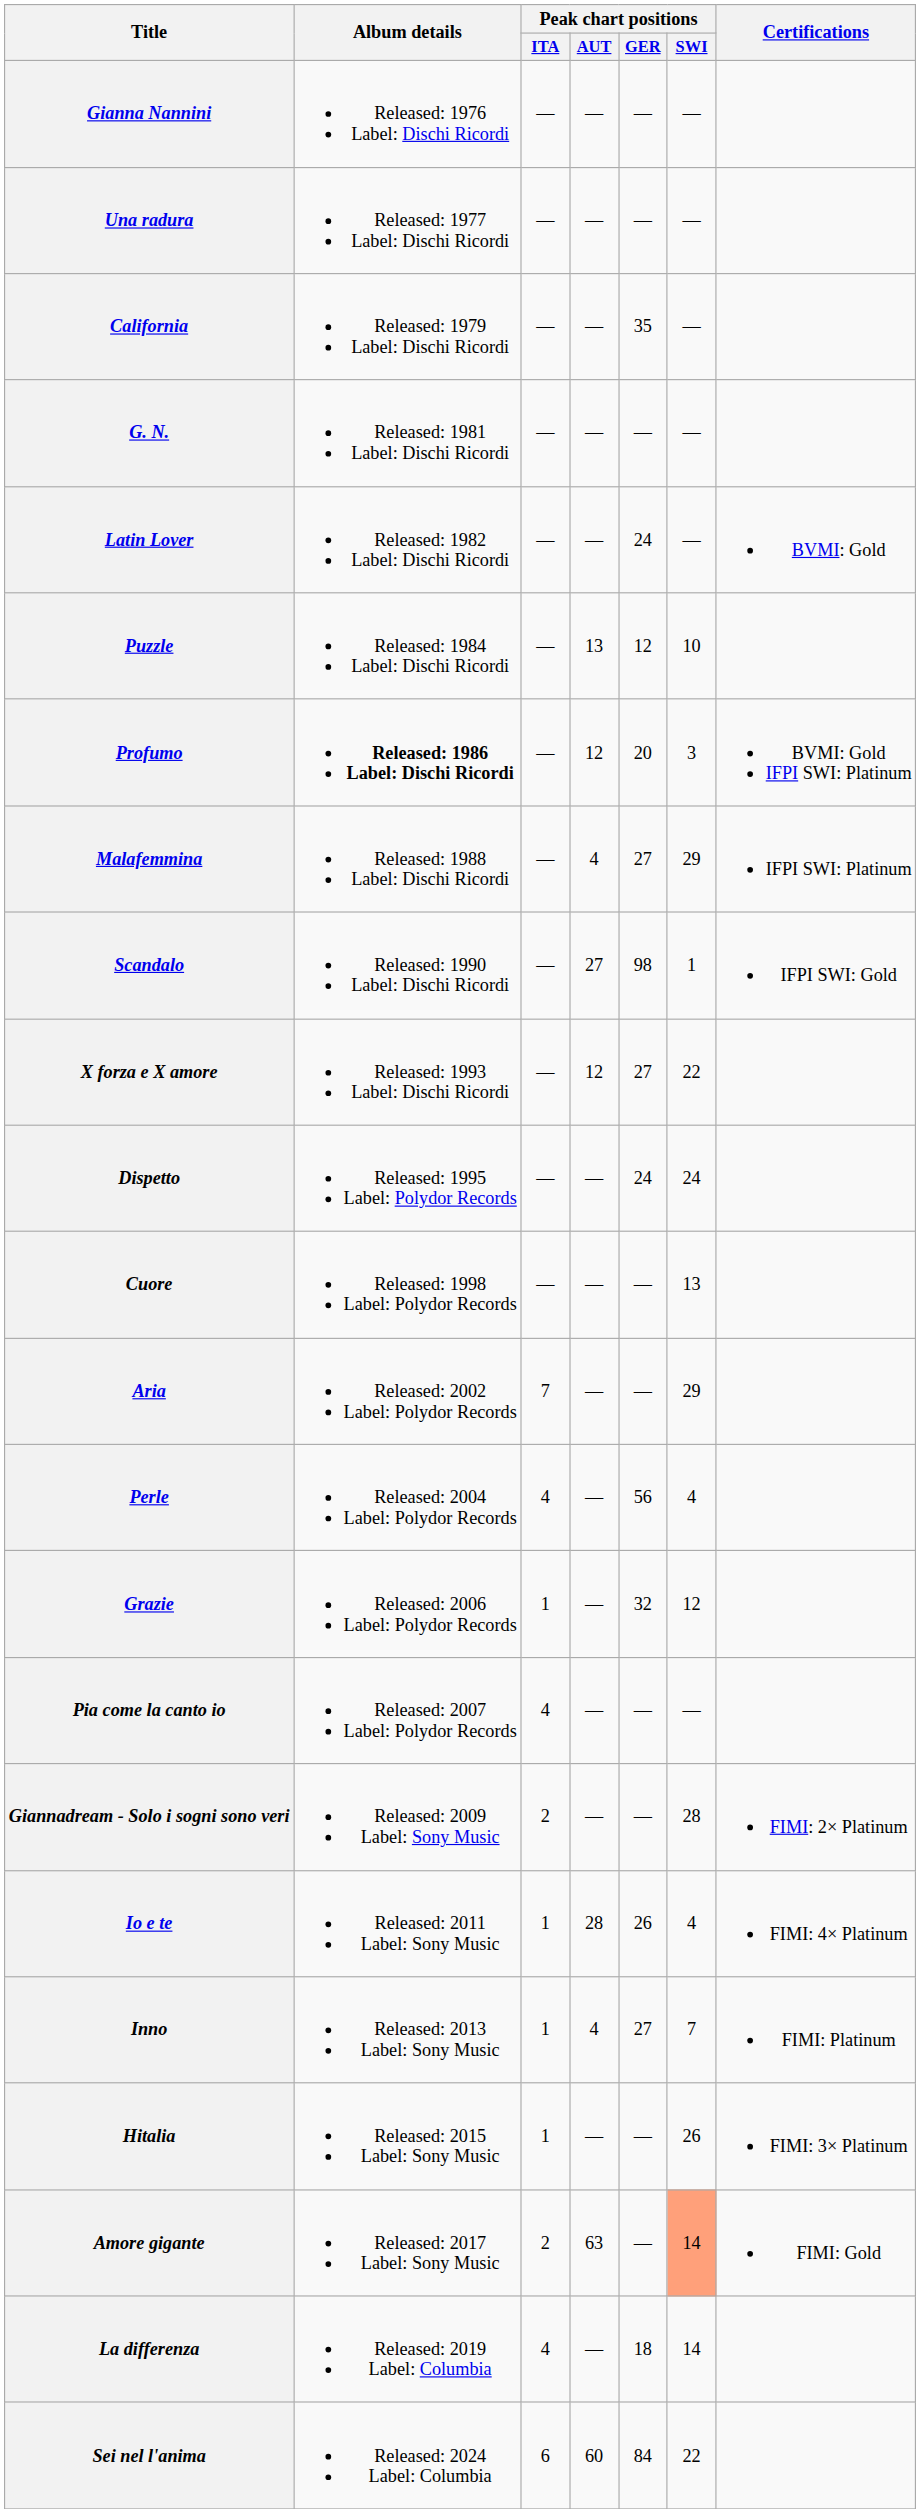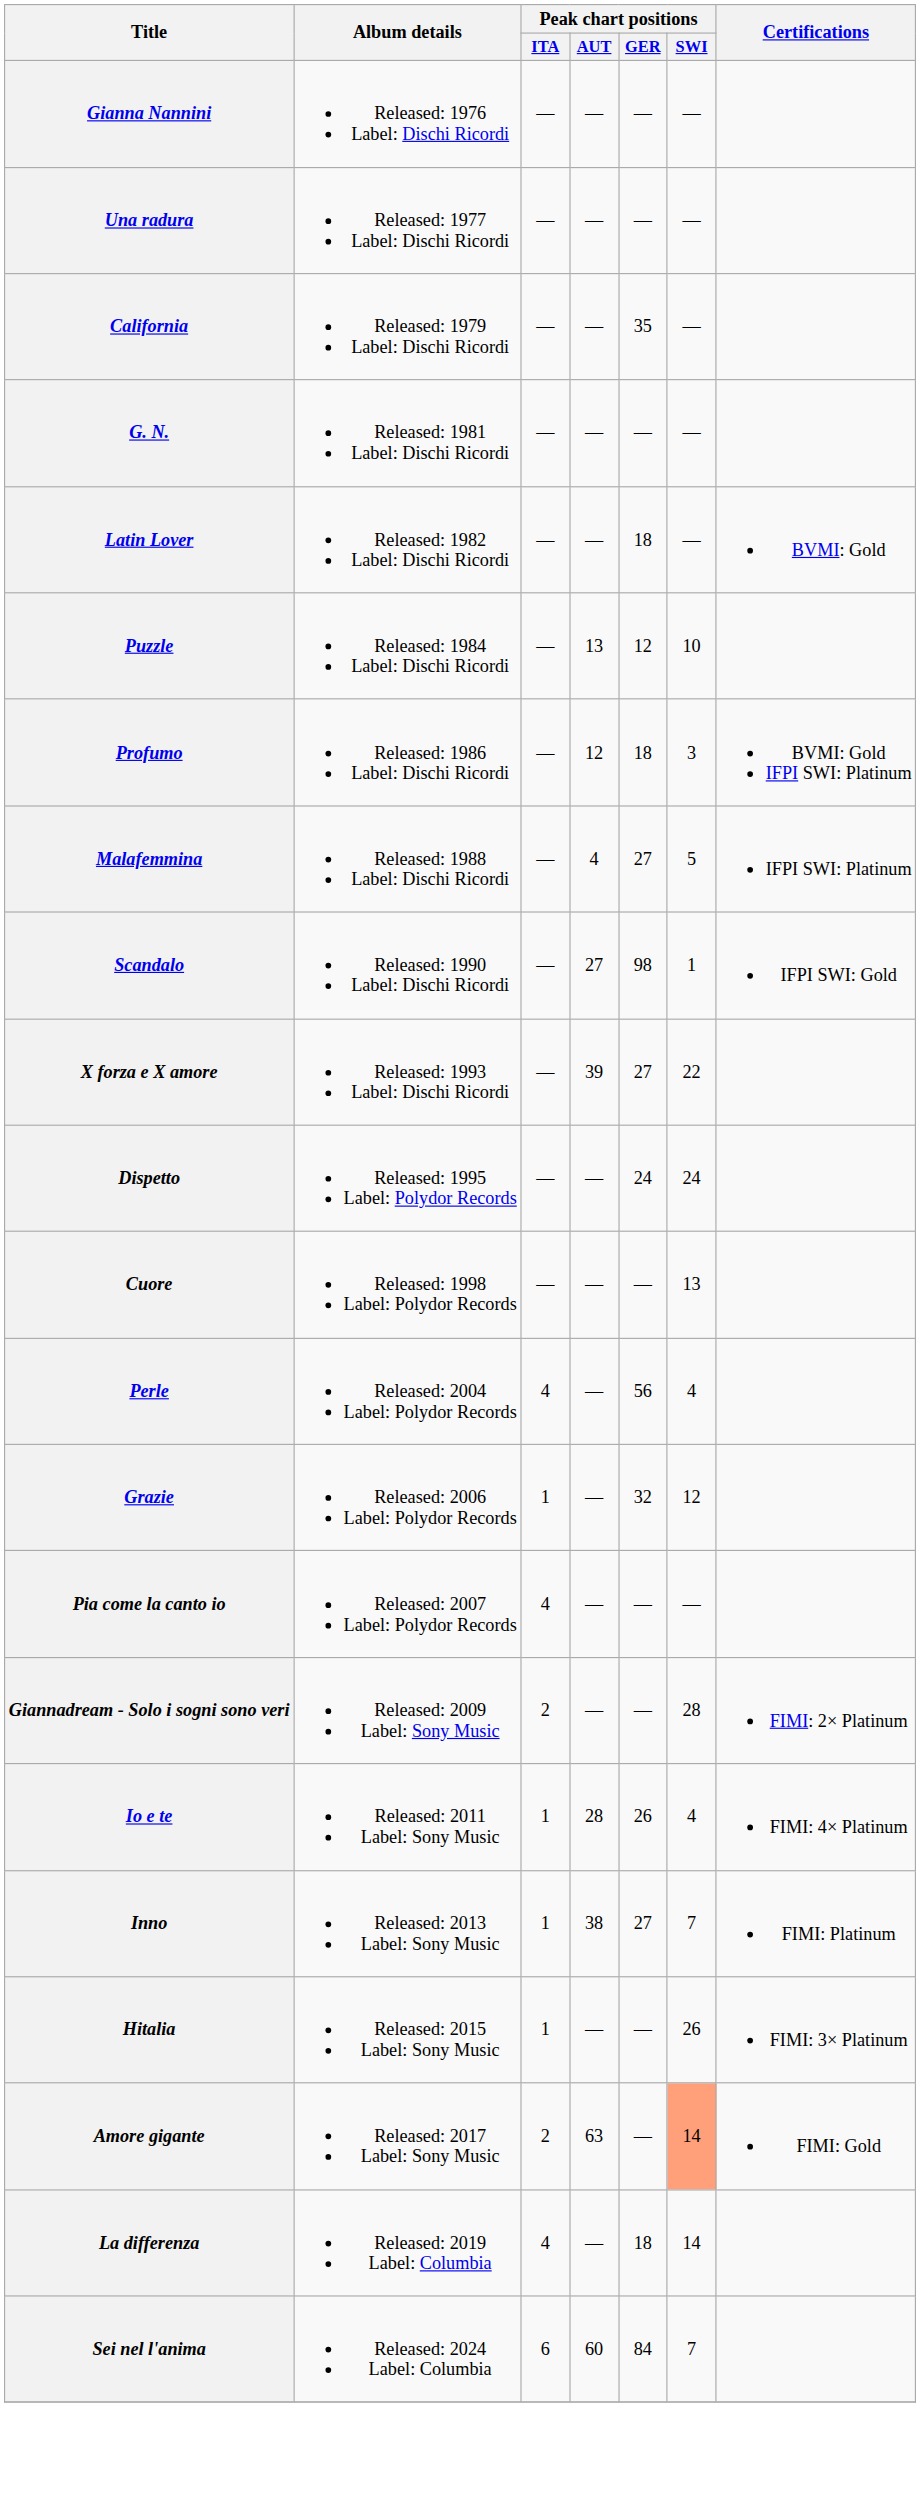(643, 539) 24 -> (643, 539) 18
(407, 763) bold -> (407, 763) normal
(643, 752) 20 -> (643, 752) 18
(692, 858) 29 -> (692, 858) 5
(594, 1071) 12 -> (594, 1071) 39
- row: (149, 1391)
(594, 2029) 4 -> (594, 1923) 38
(692, 2455) 22 -> (692, 2349) 7
